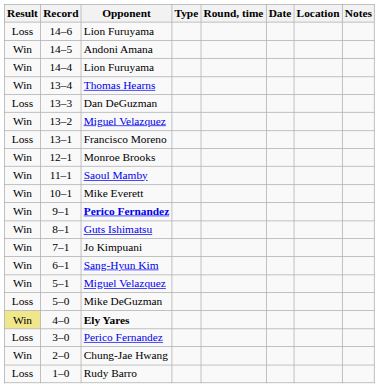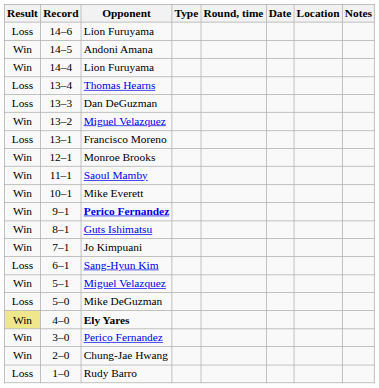(22, 85) Win -> (22, 85) Loss
(22, 265) Win -> (22, 265) Loss
(22, 337) Loss -> (22, 337) Win
